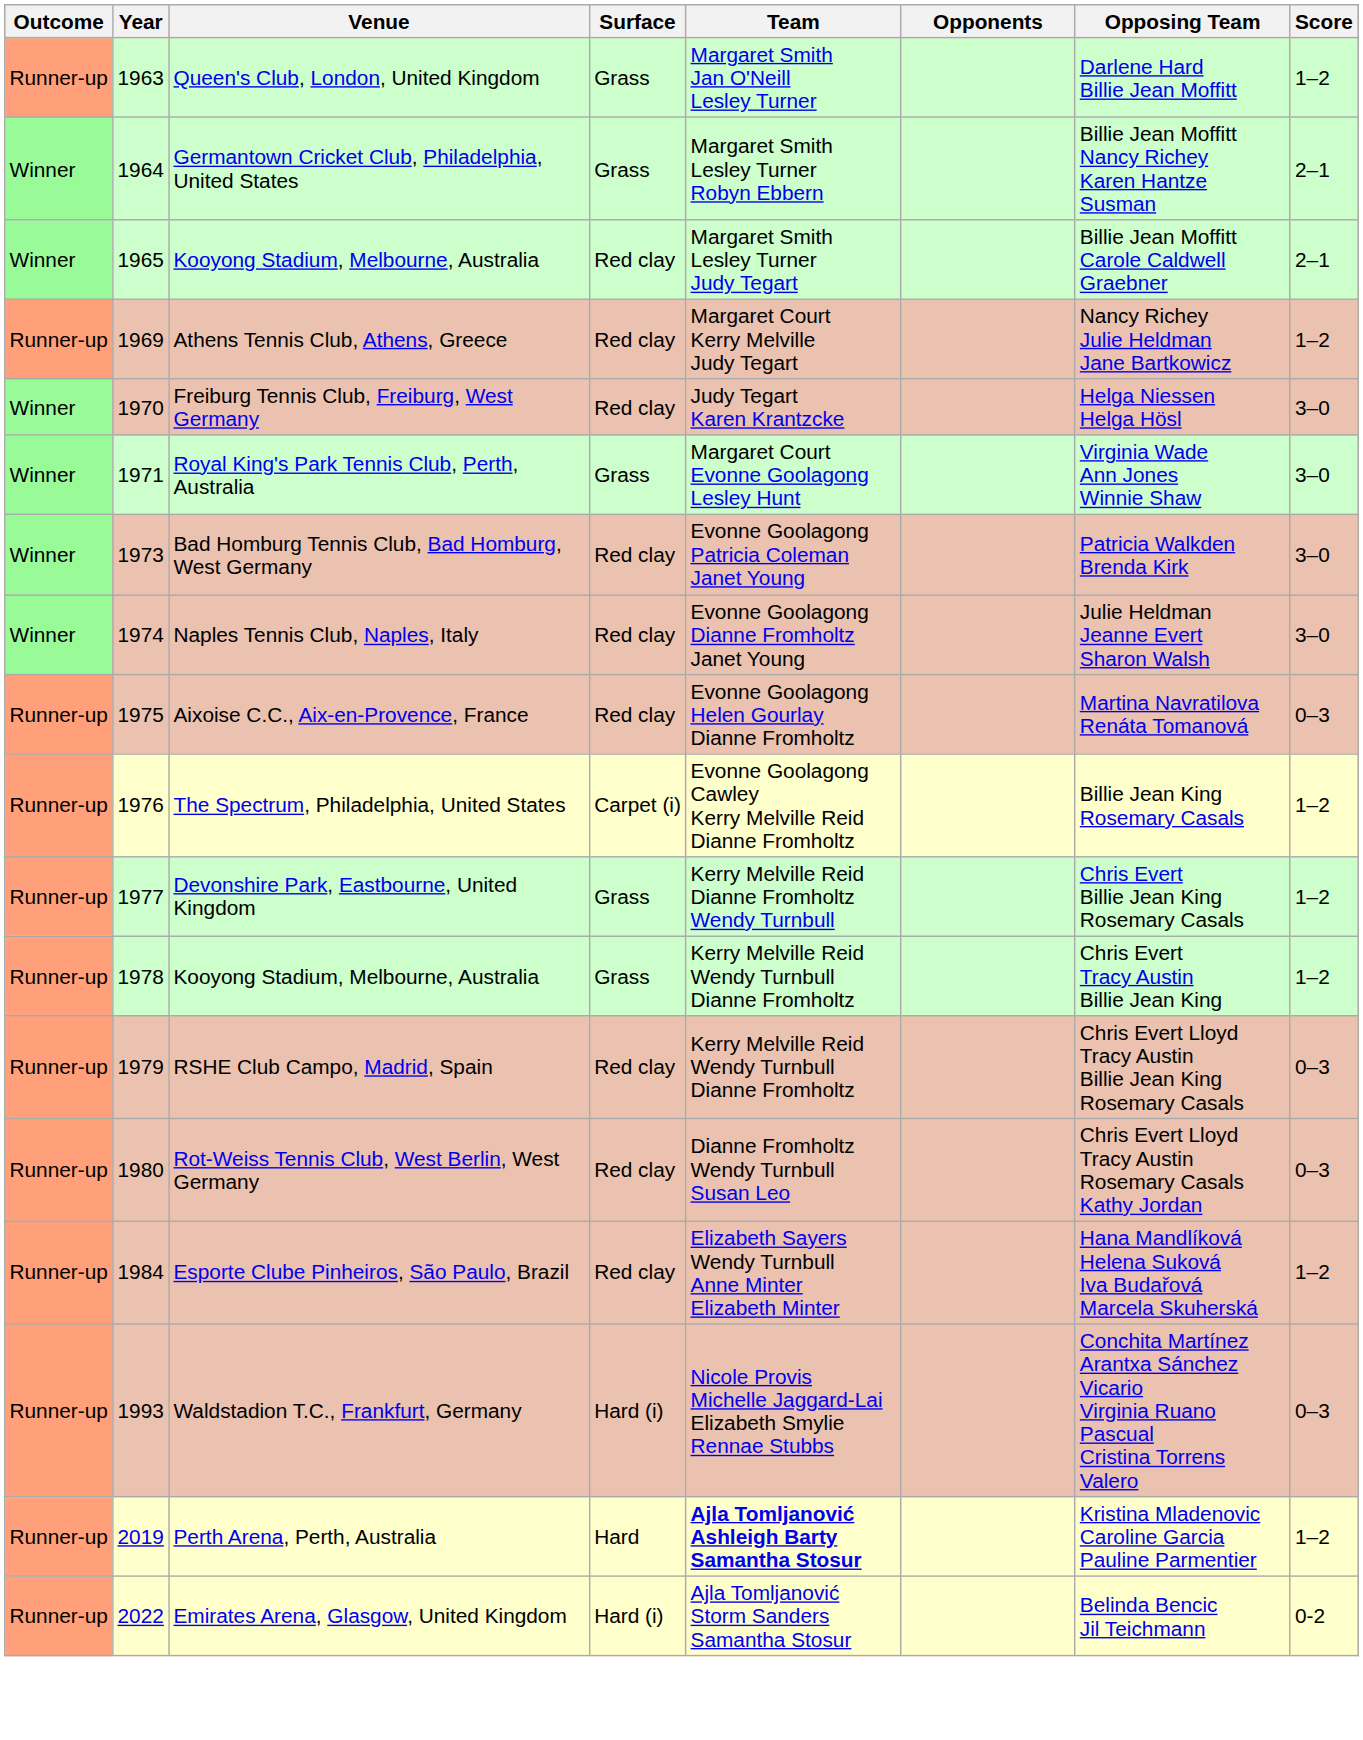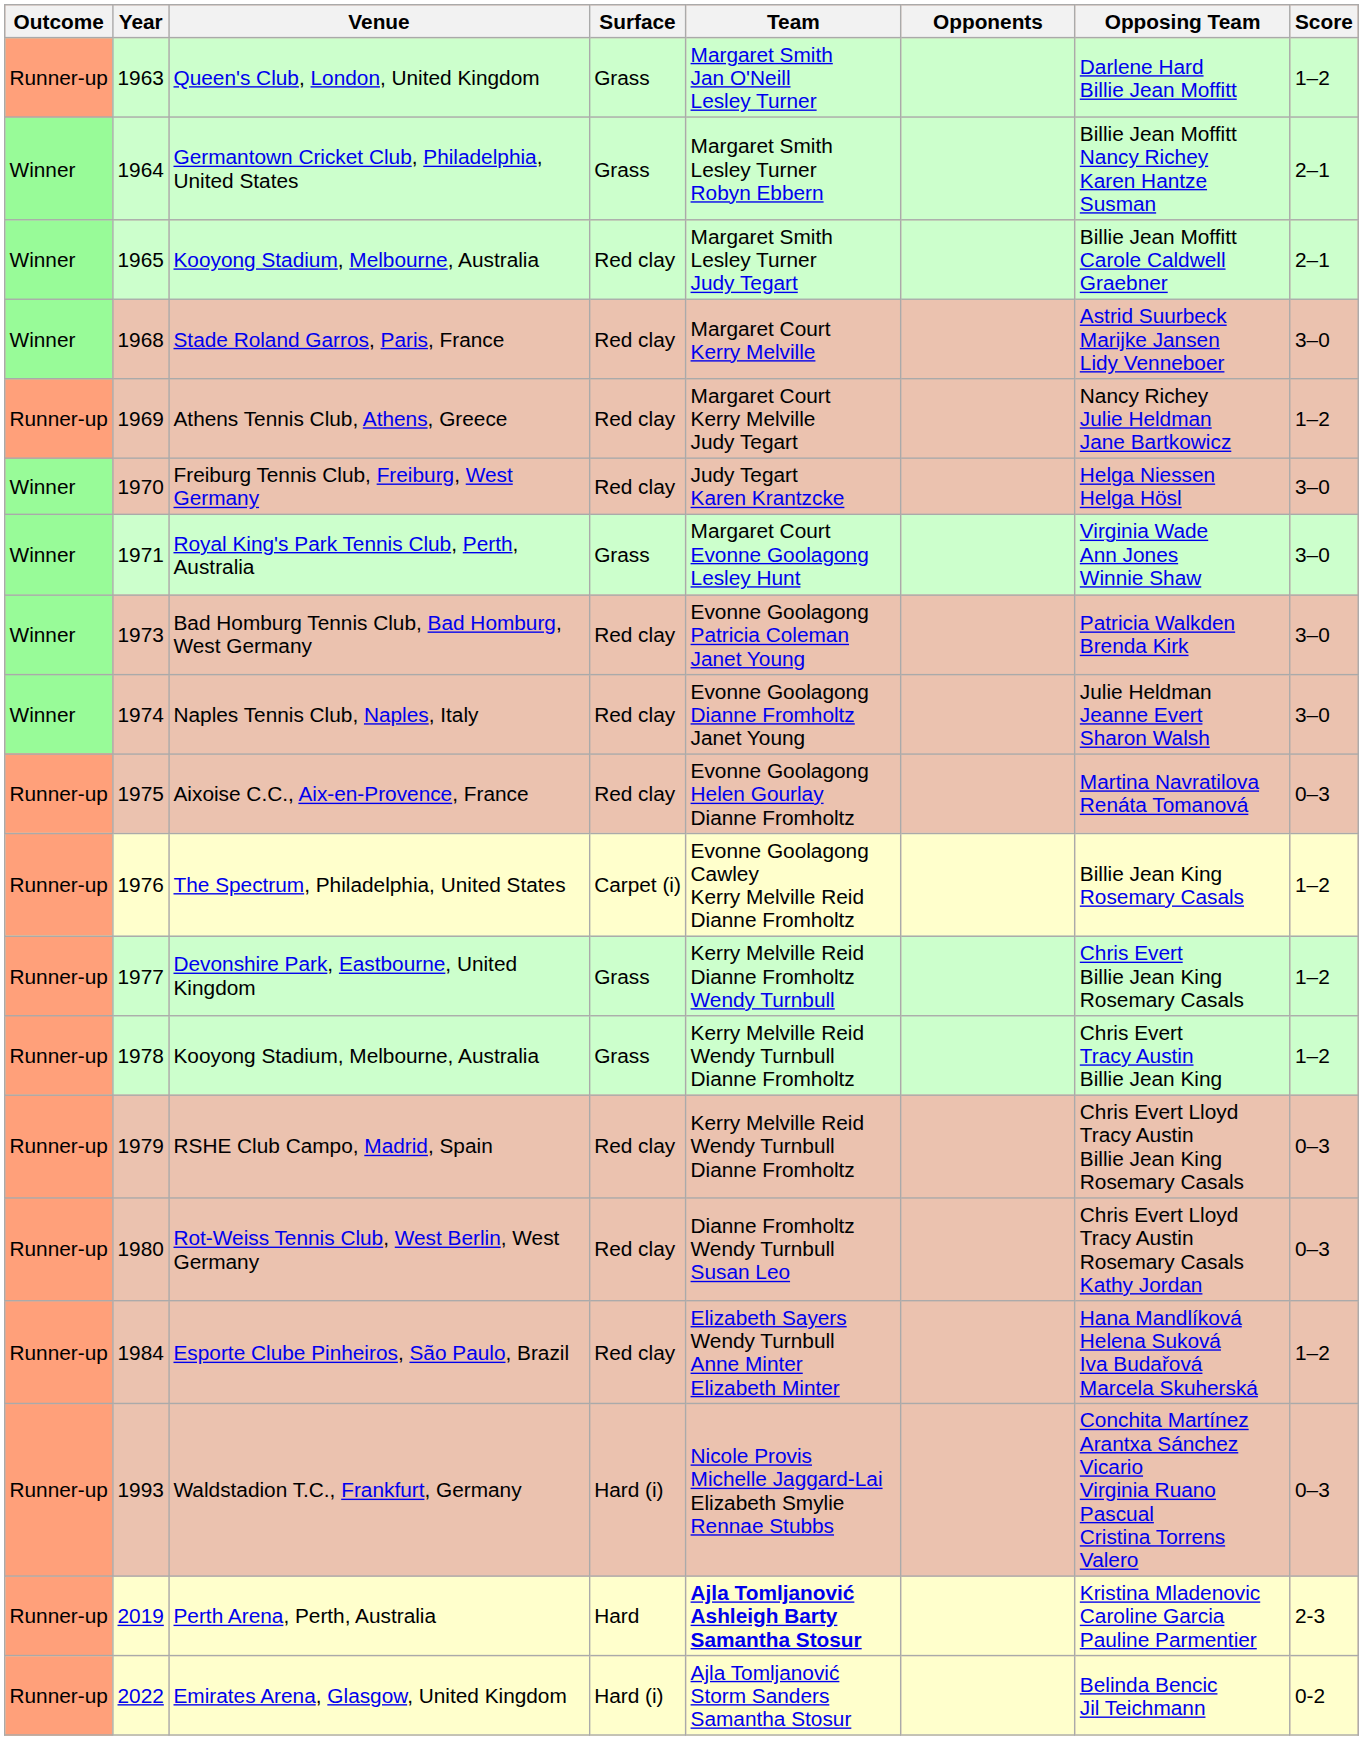+ row: (141, 340)
(1312, 1537) 1–2 -> (1310, 1616) 2-3
